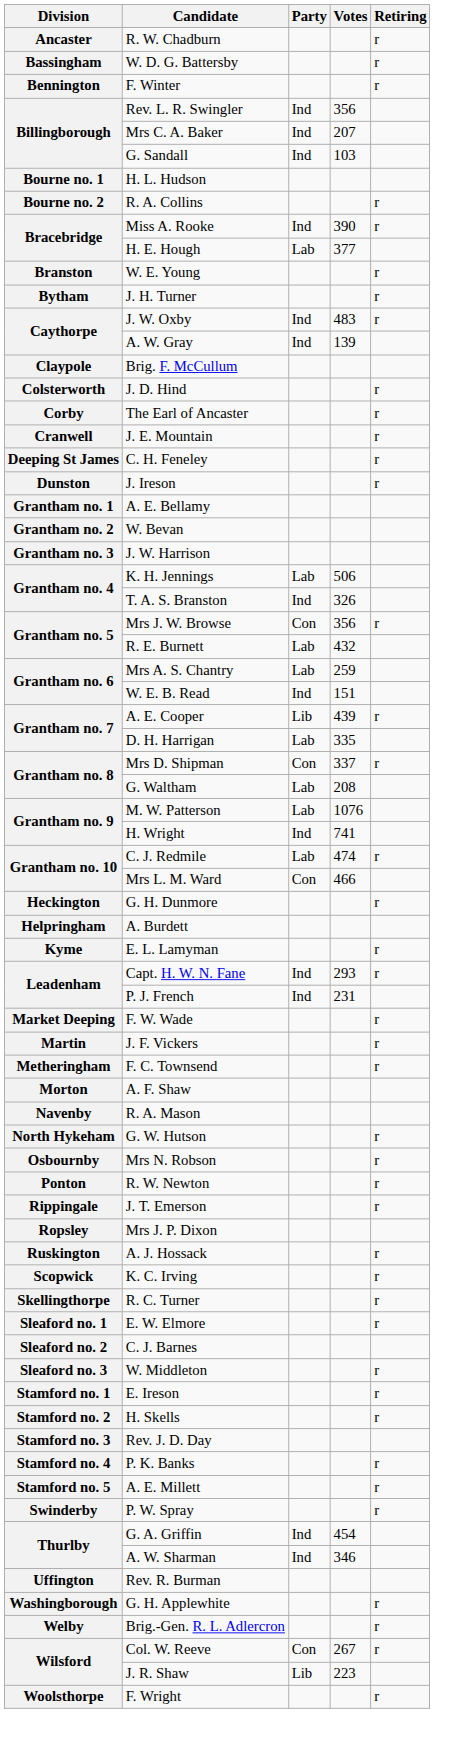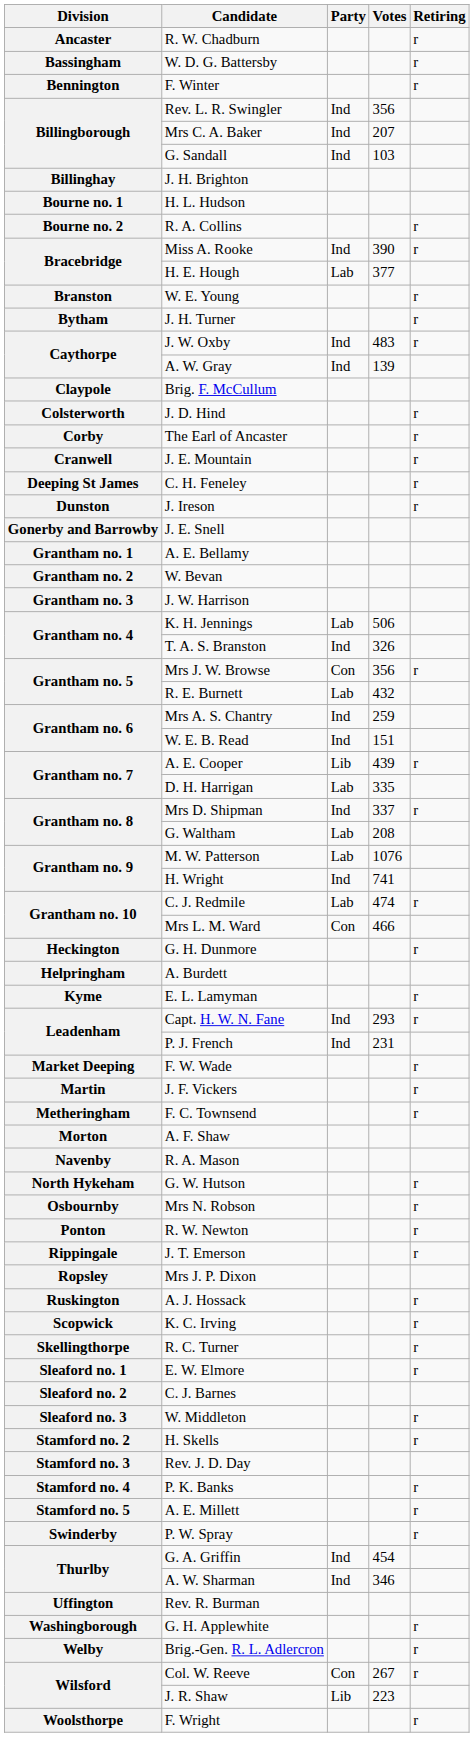+ row: (207, 179)
+ row: (195, 529)
(303, 669) Lab -> (340, 716) Ind
(304, 763) Con -> (340, 809) Ind
- row: (152, 1393)
